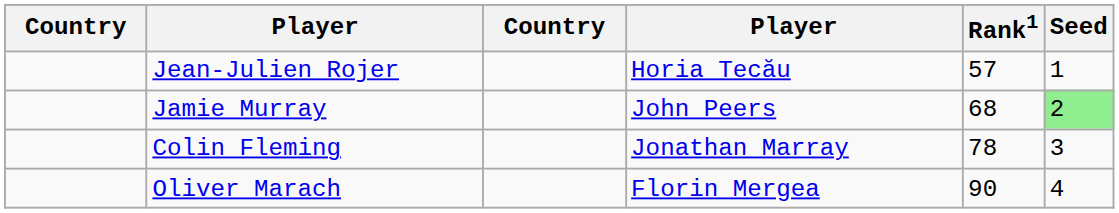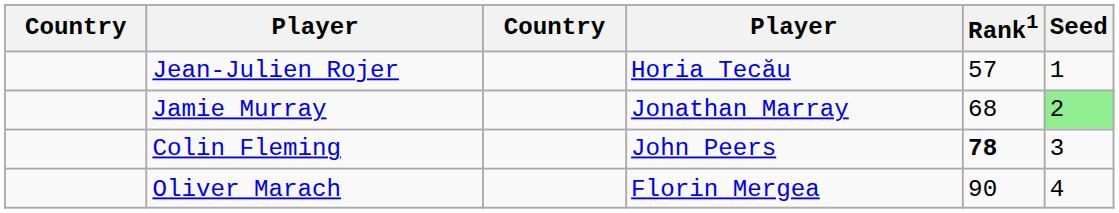(704, 110) John Peers -> (740, 110) Jonathan Marray
(740, 149) Jonathan Marray -> (704, 149) John Peers
(983, 149) normal -> (983, 149) bold
